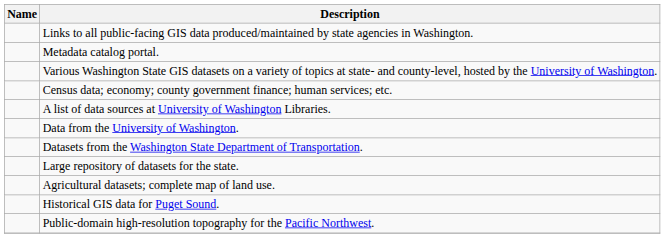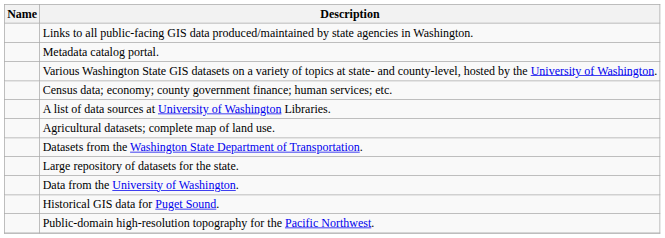rows swapped: (141, 128) <-> (159, 185)
